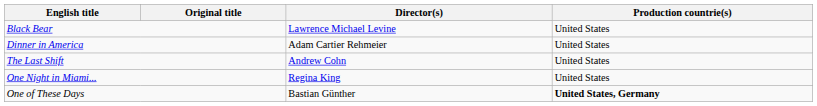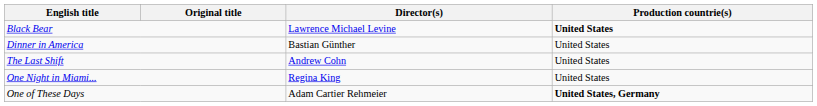(582, 28) normal -> (584, 28) bold
(338, 45) Adam Cartier Rehmeier -> (322, 45) Bastian Günther
(322, 93) Bastian Günther -> (338, 93) Adam Cartier Rehmeier
